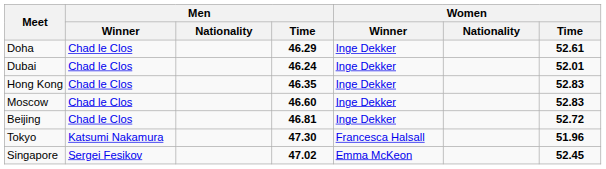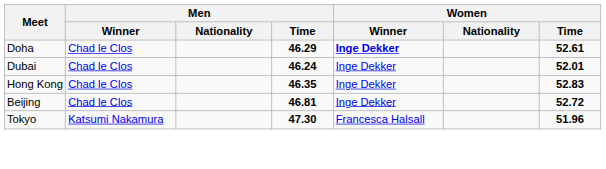(366, 48) normal -> (367, 48) bold
- row: (27, 102)
- row: (32, 155)
